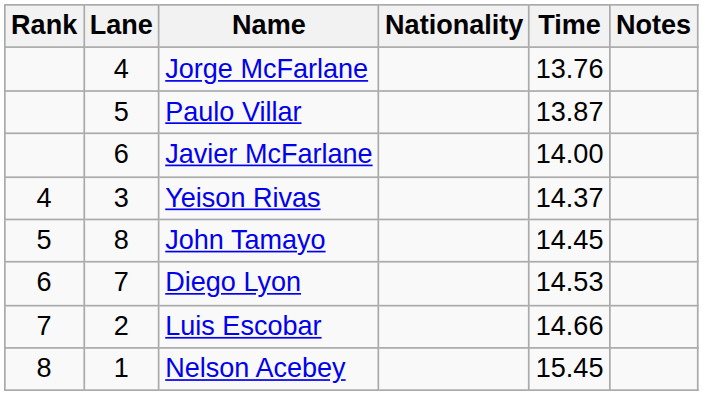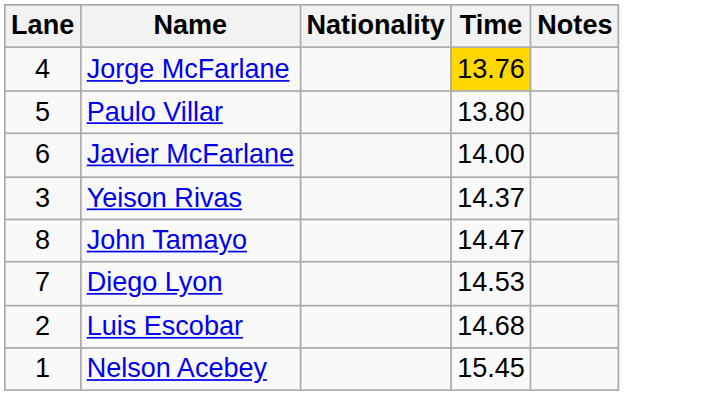- column: (44, 25)
(570, 68) no background -> (491, 68) gold background
(570, 111) 13.87 -> (491, 111) 13.80
(570, 240) 14.45 -> (491, 240) 14.47
(570, 326) 14.66 -> (491, 326) 14.68
